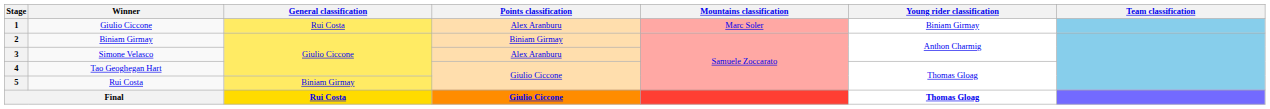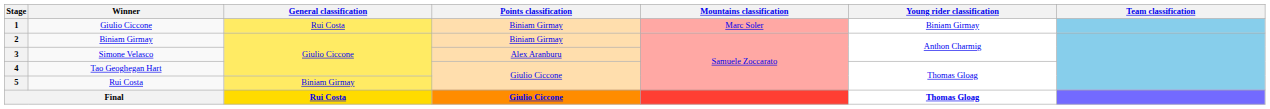(536, 26) Alex Aranburu -> (536, 26) Biniam Girmay
